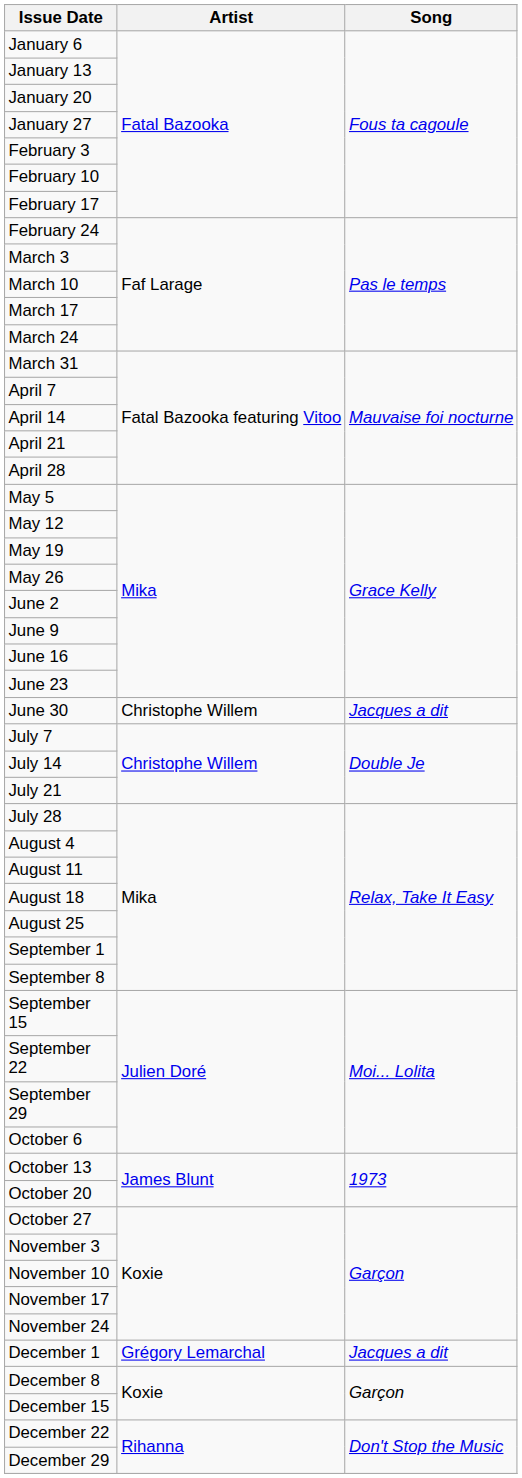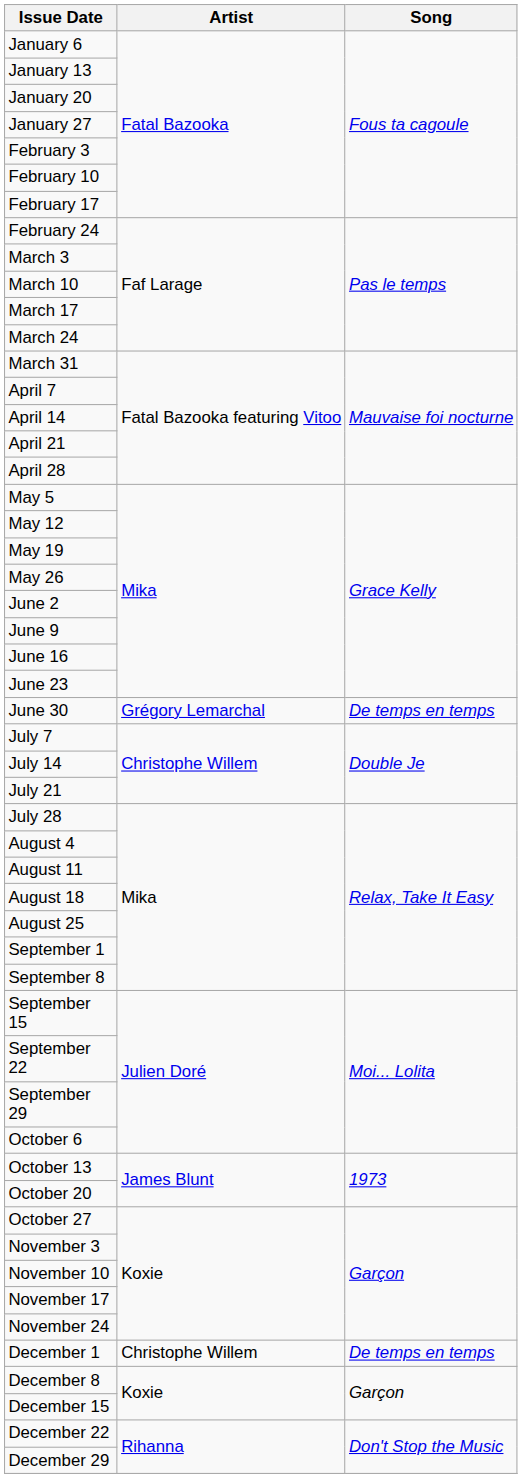(189, 710) Christophe Willem -> (193, 710) Grégory Lemarchal
(398, 710) Jacques a dit -> (422, 710) De temps en temps
(193, 1353) Grégory Lemarchal -> (189, 1353) Christophe Willem
(398, 1353) Jacques a dit -> (422, 1353) De temps en temps
